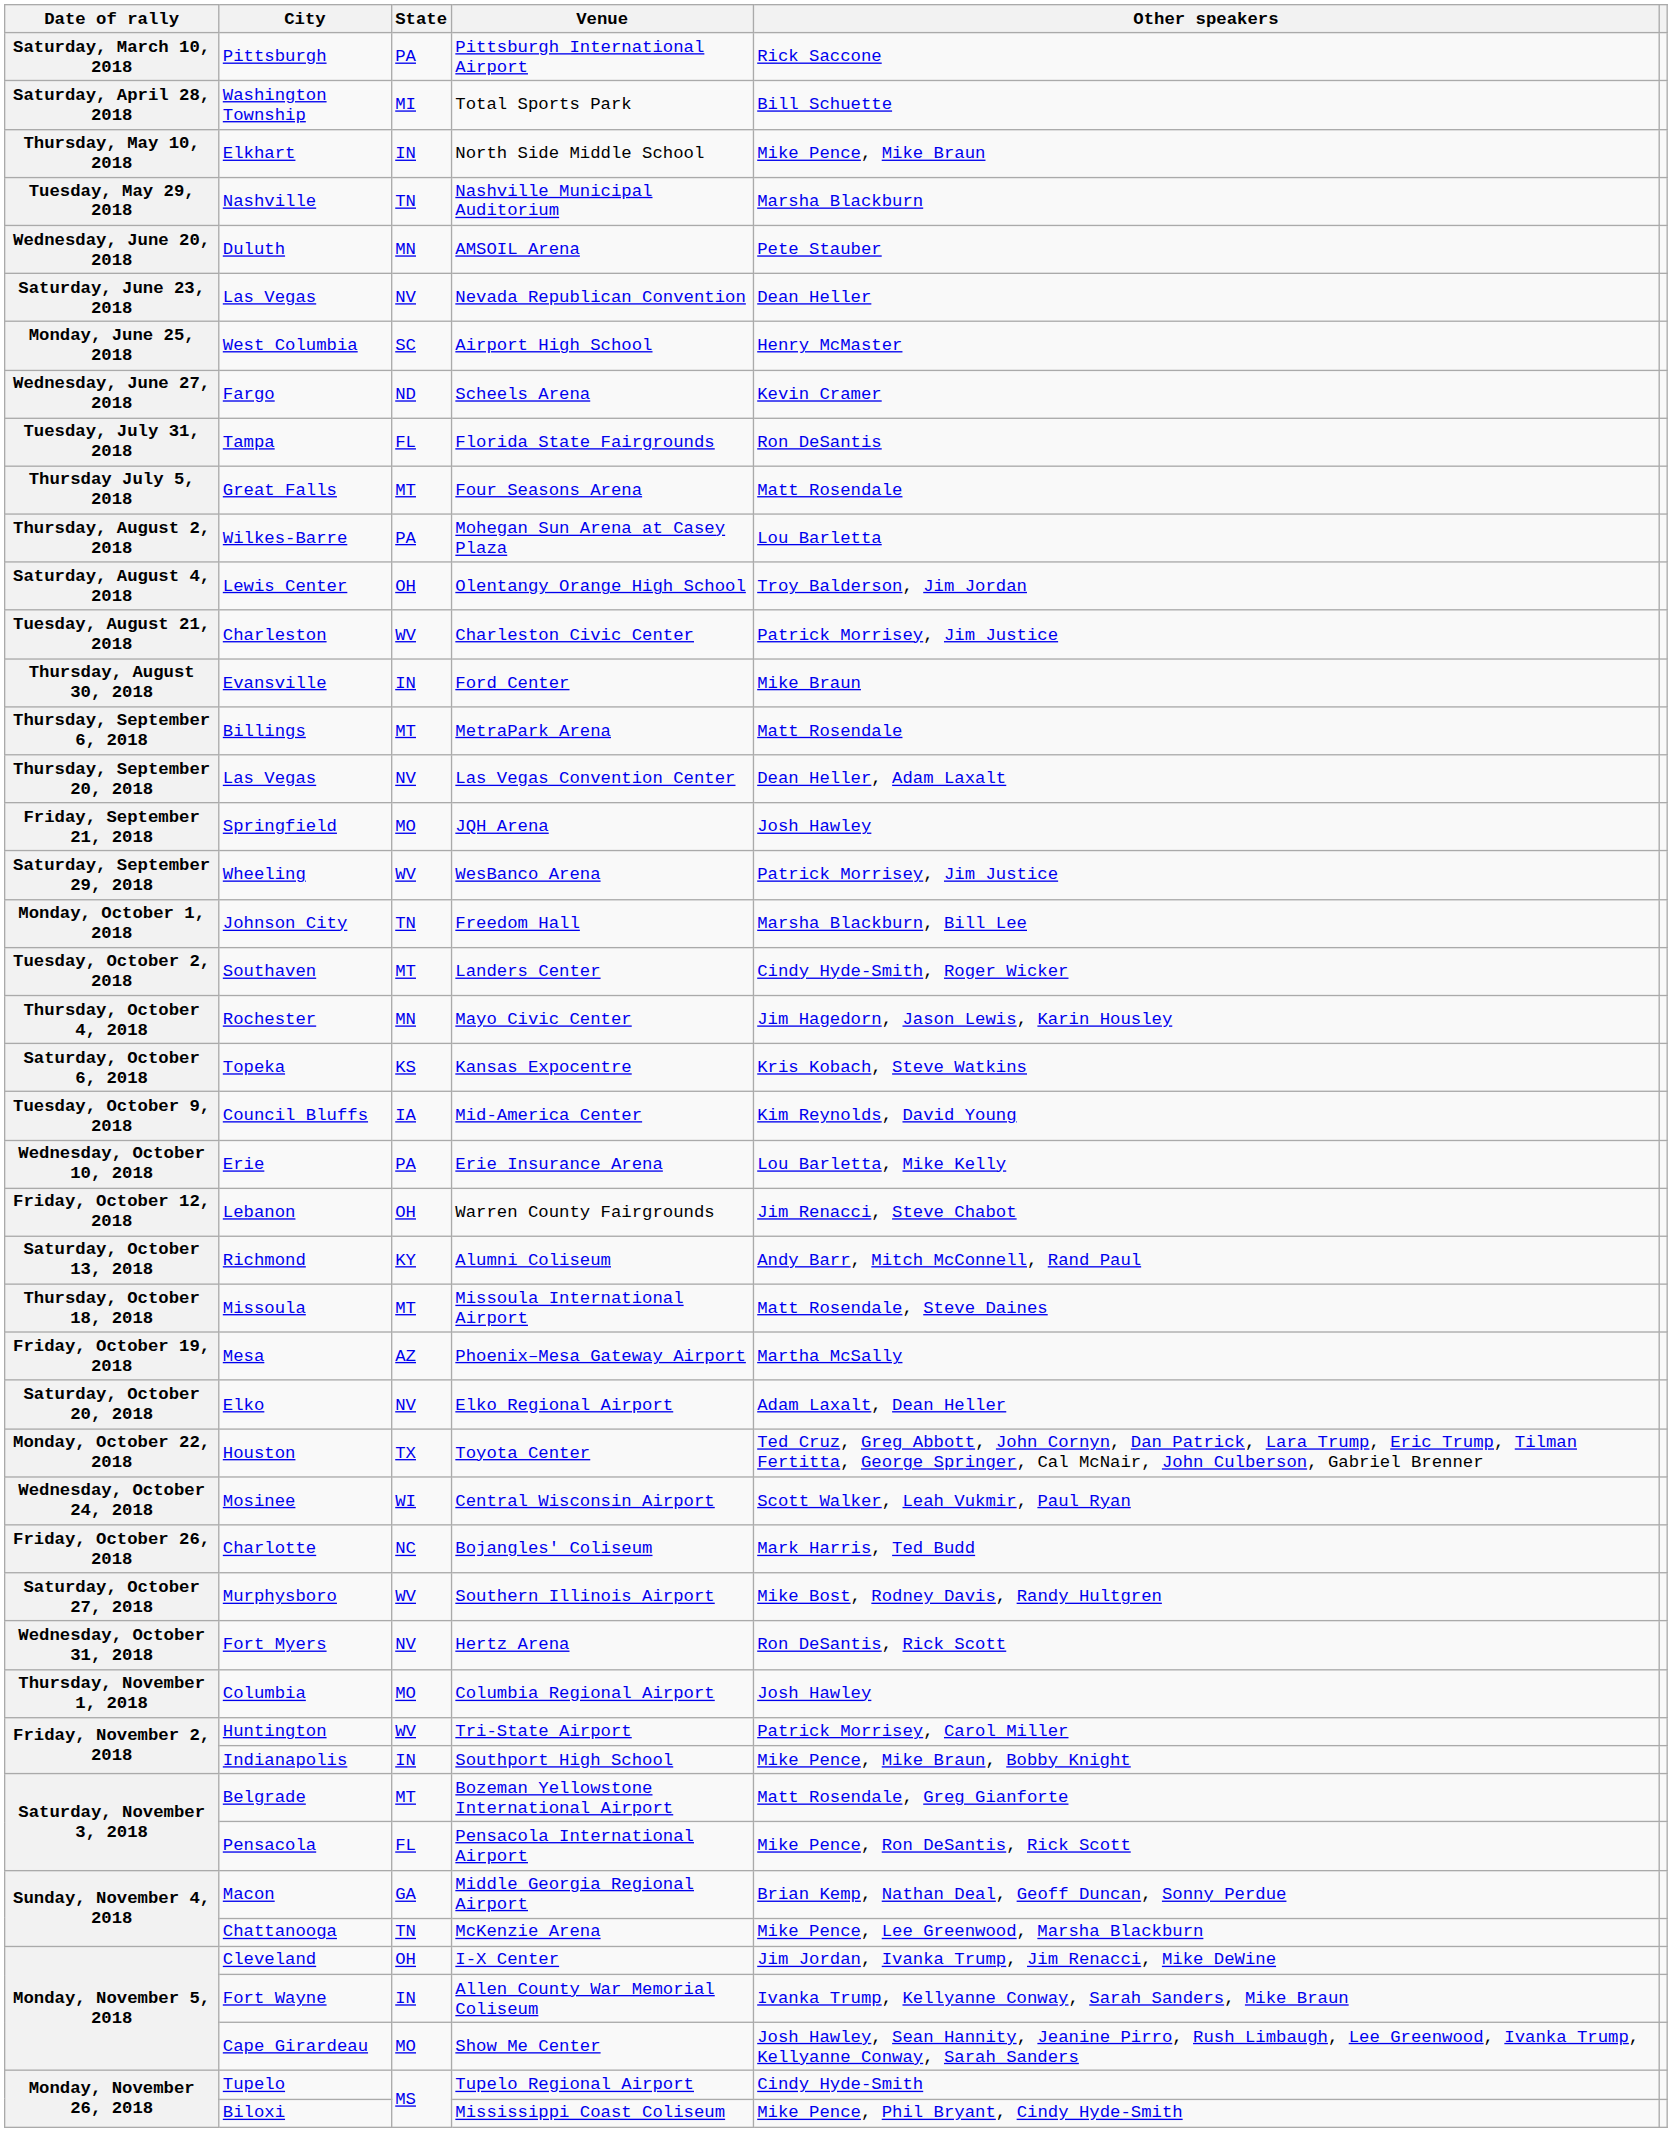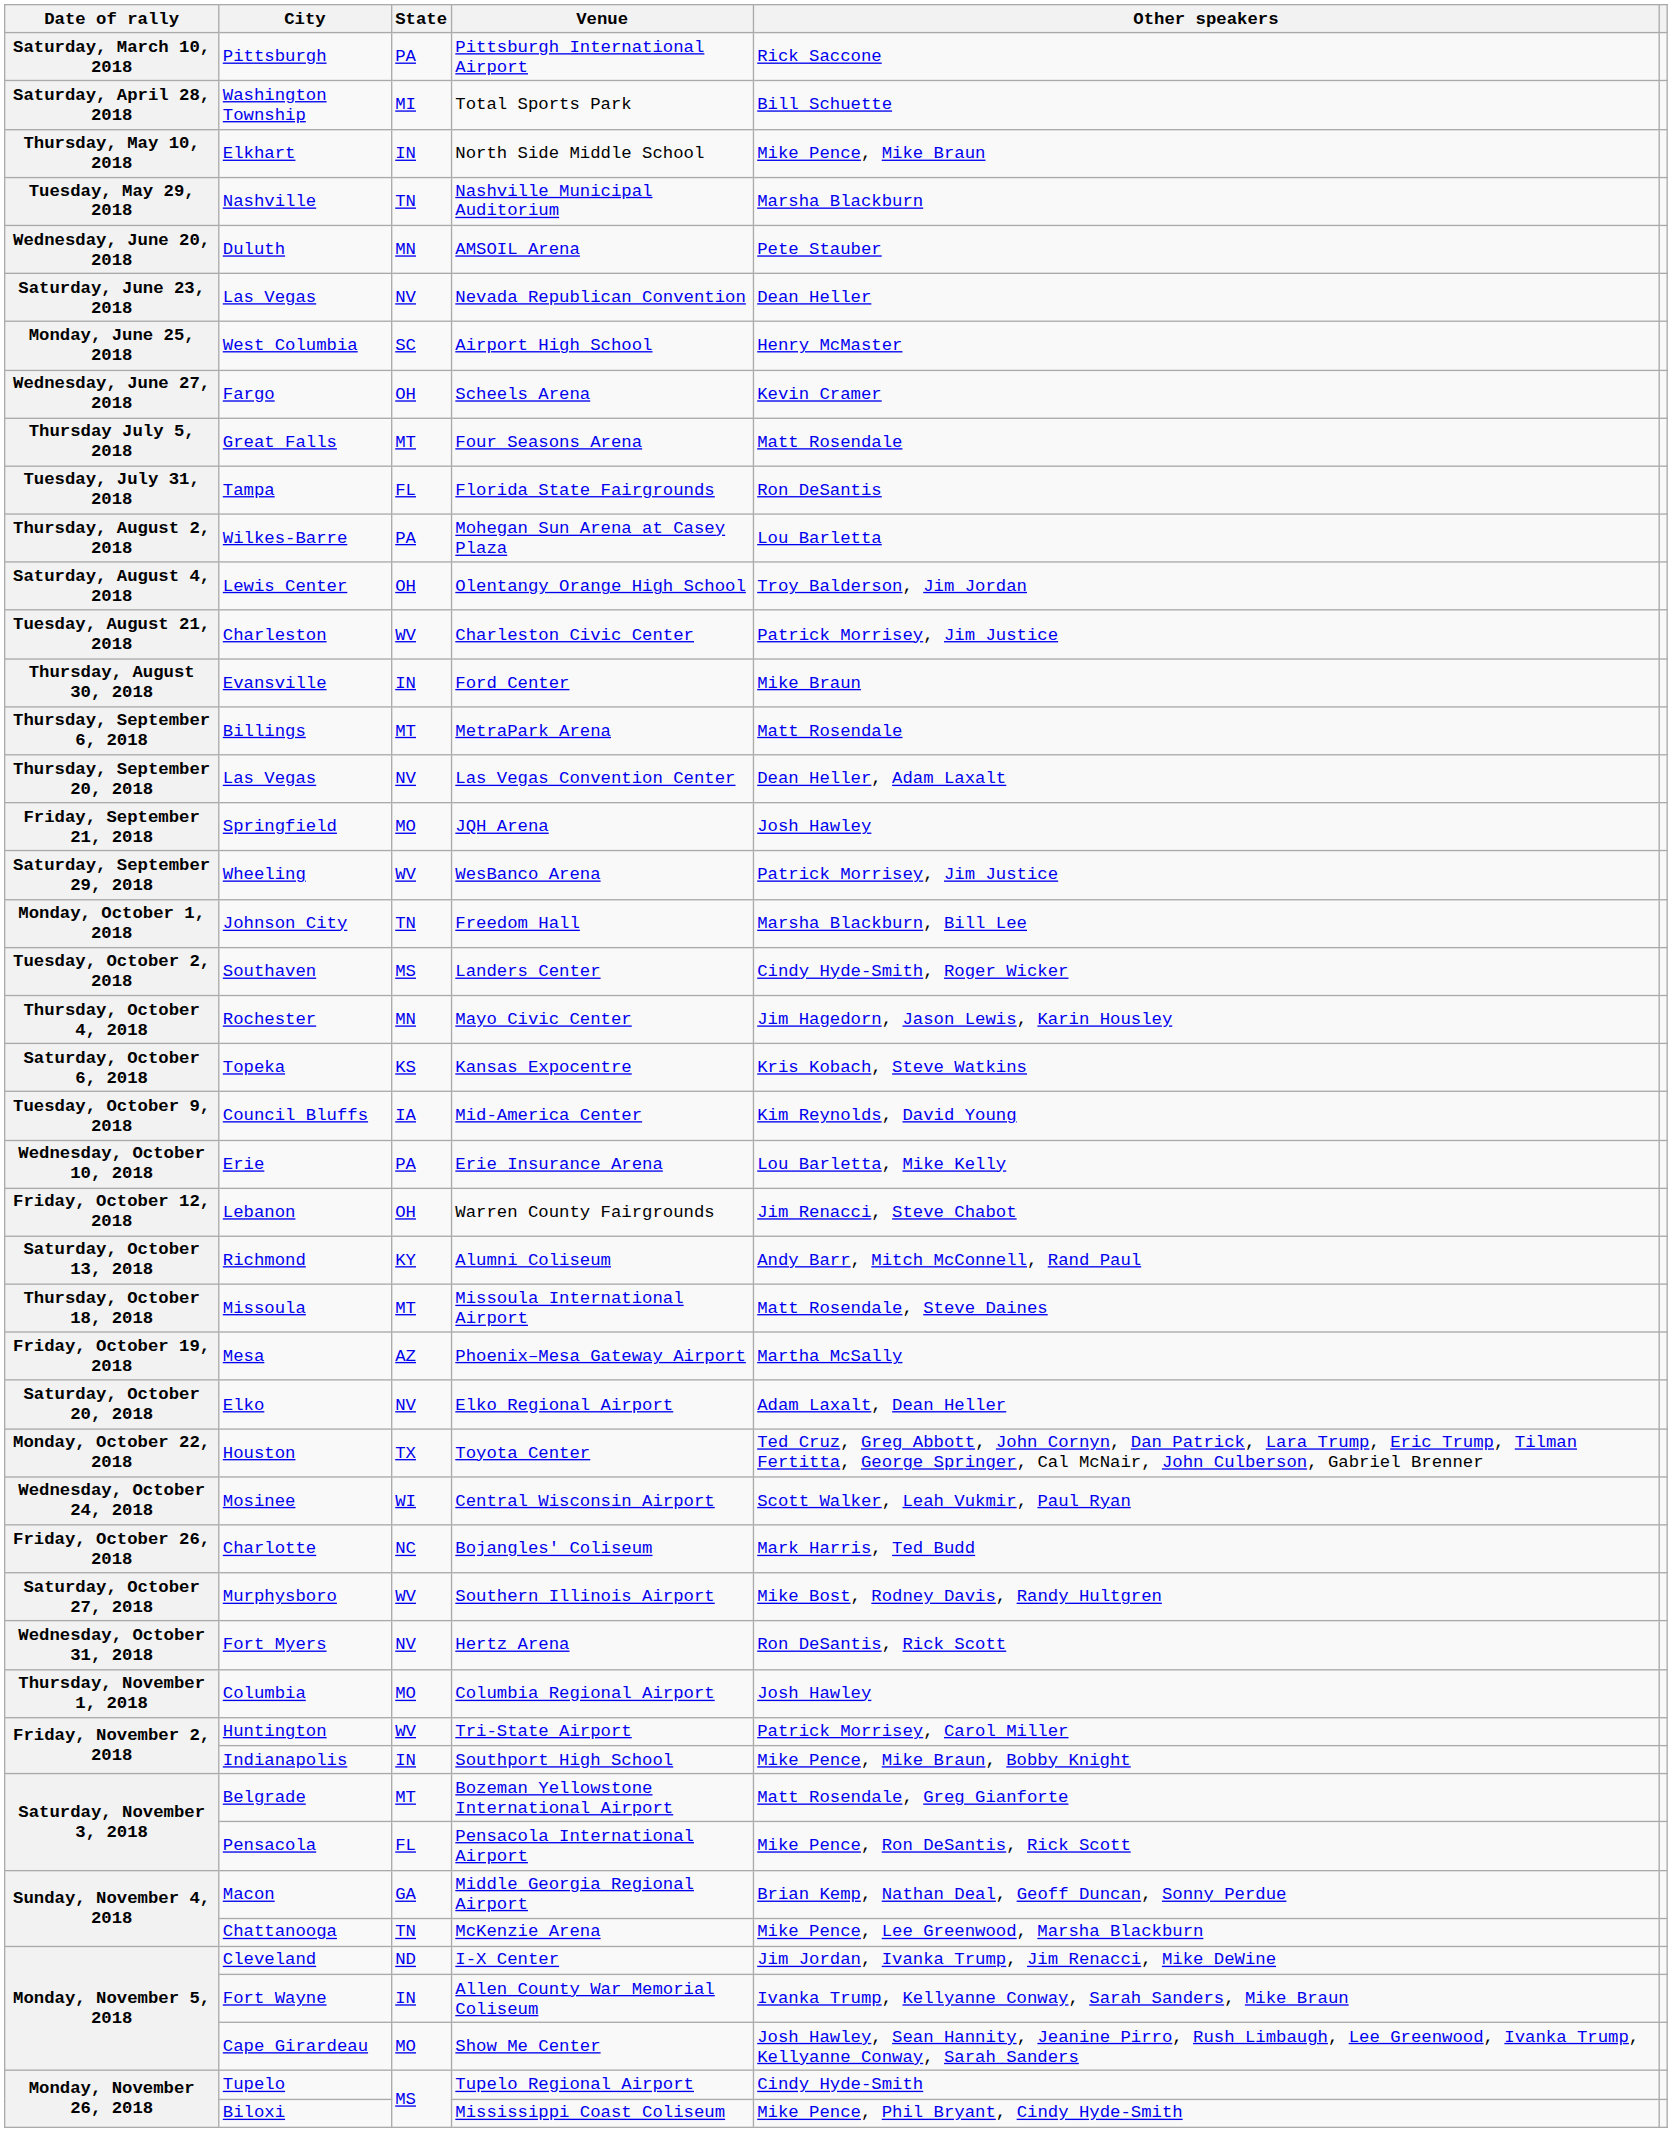(406, 394) ND -> (406, 394) OH
rows swapped: (549, 490) <-> (585, 442)
(406, 971) MT -> (406, 971) MS
(406, 1960) OH -> (406, 1960) ND
